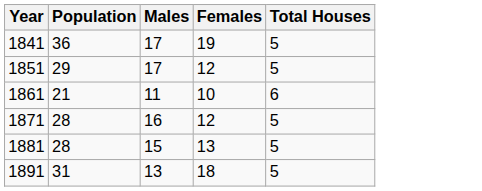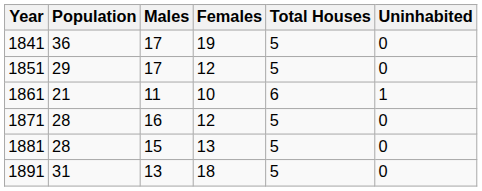+ column: (426, 17)
